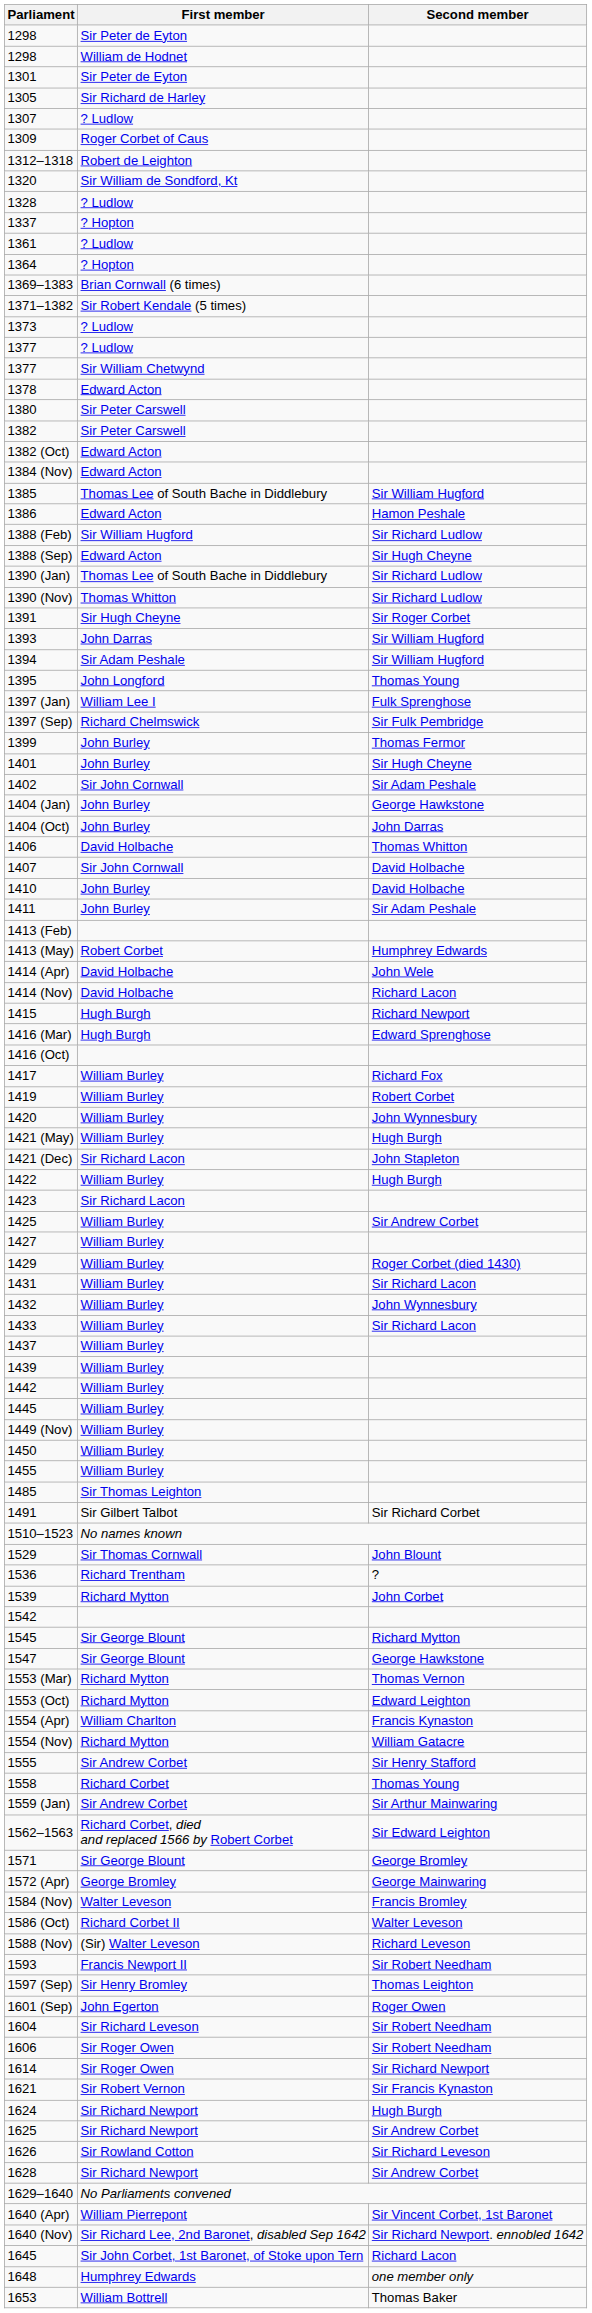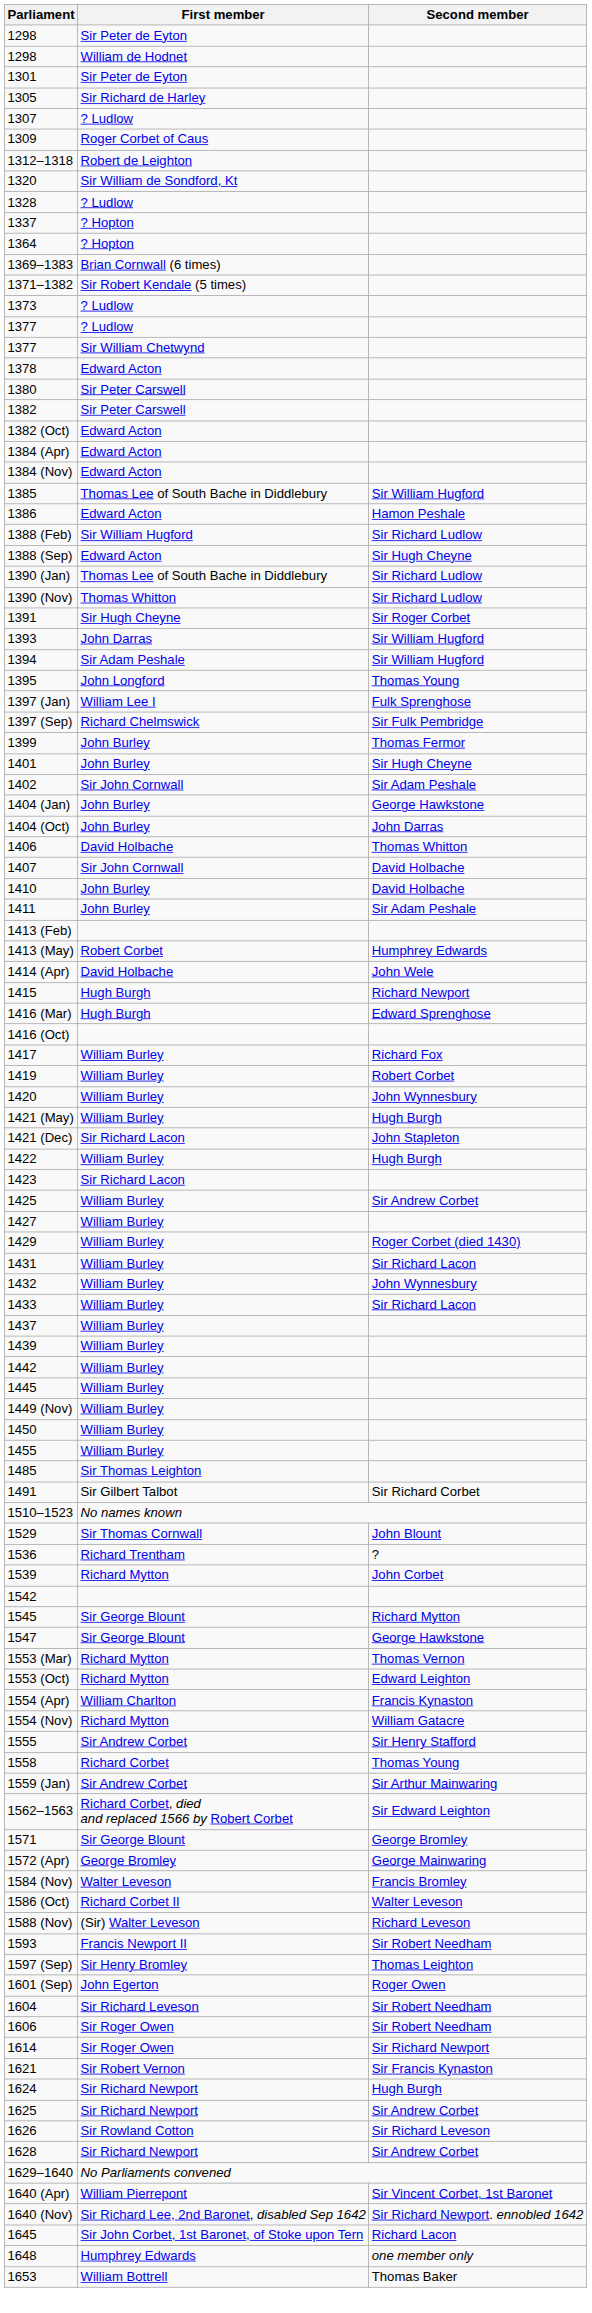- row: (22, 243)
+ row: (38, 451)
- row: (40, 992)
